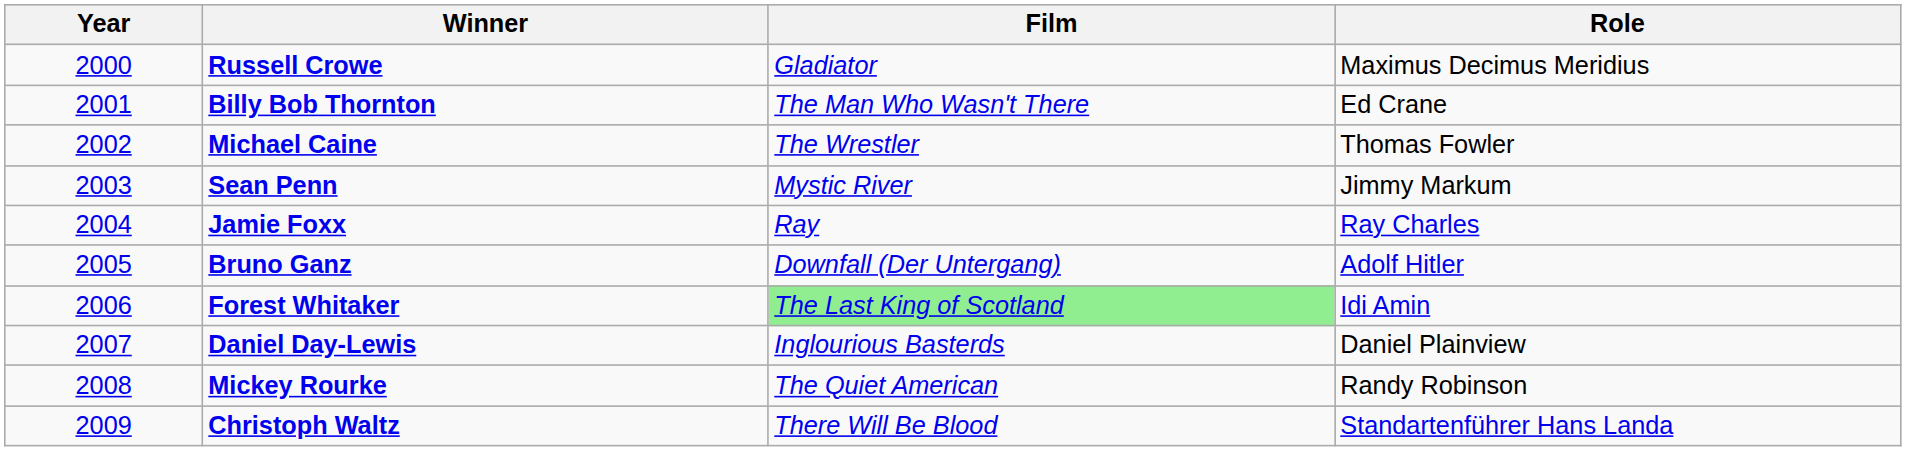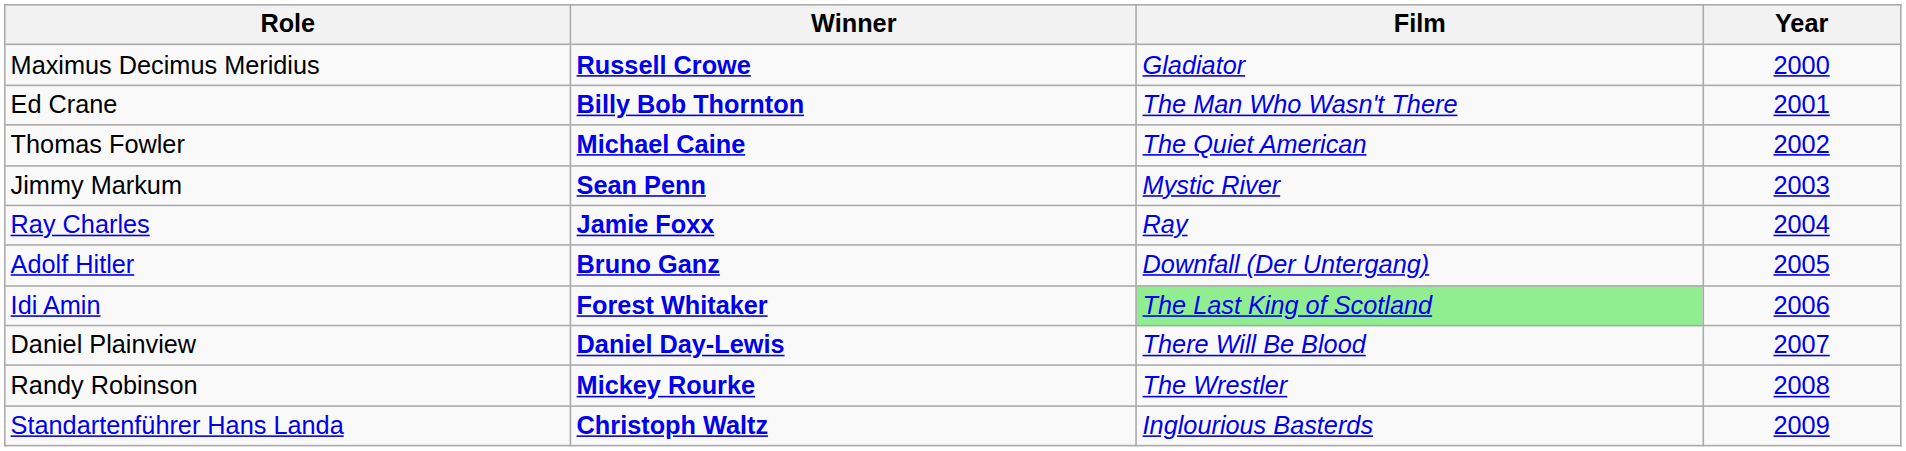columns swapped: (104, 24) <-> (1617, 24)
(847, 144) The Wrestler -> (1255, 144) The Quiet American
(890, 345) Inglourious Basterds -> (1254, 345) There Will Be Blood
(886, 385) The Quiet American -> (1215, 385) The Wrestler
(886, 425) There Will Be Blood -> (1258, 425) Inglourious Basterds
